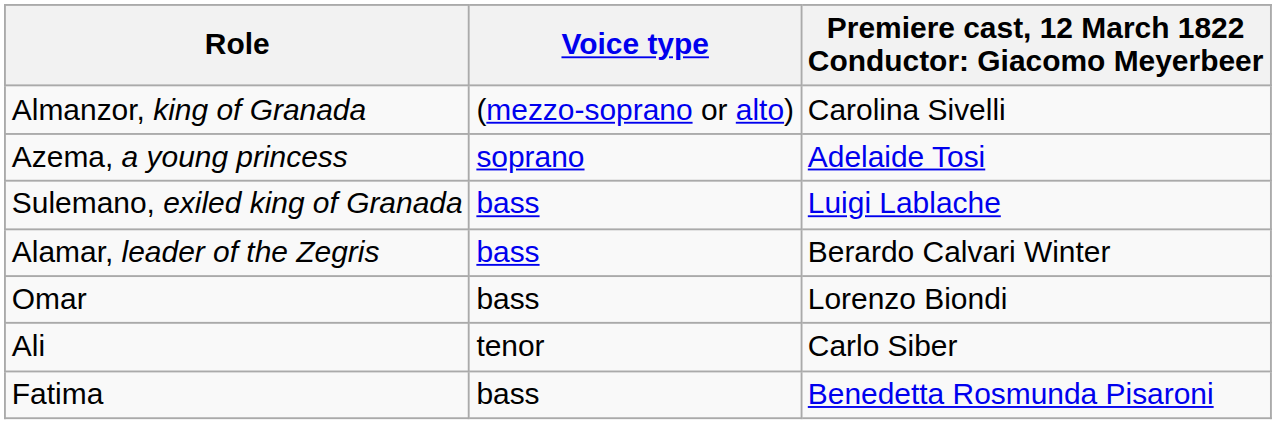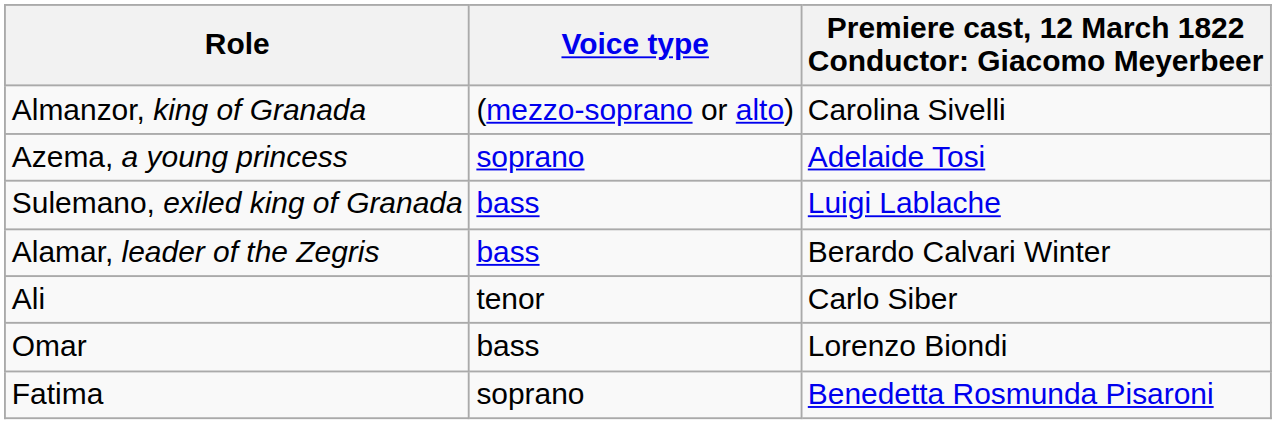rows swapped: (28, 346) <-> (49, 299)
(508, 394) bass -> (530, 394) soprano
